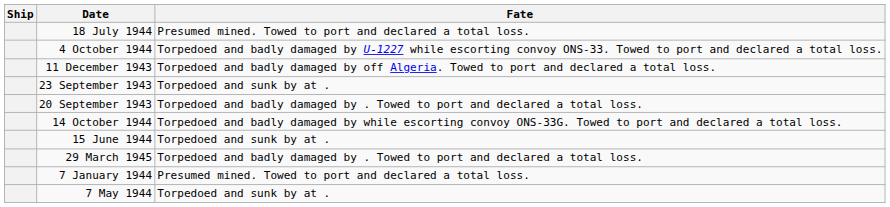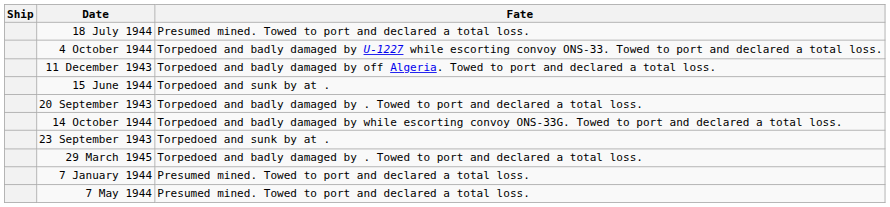rows swapped: (95, 85) <-> (112, 139)
(244, 194) Torpedoed and sunk by at . -> (344, 194) Presumed mined. Towed to port and declared a total loss.
